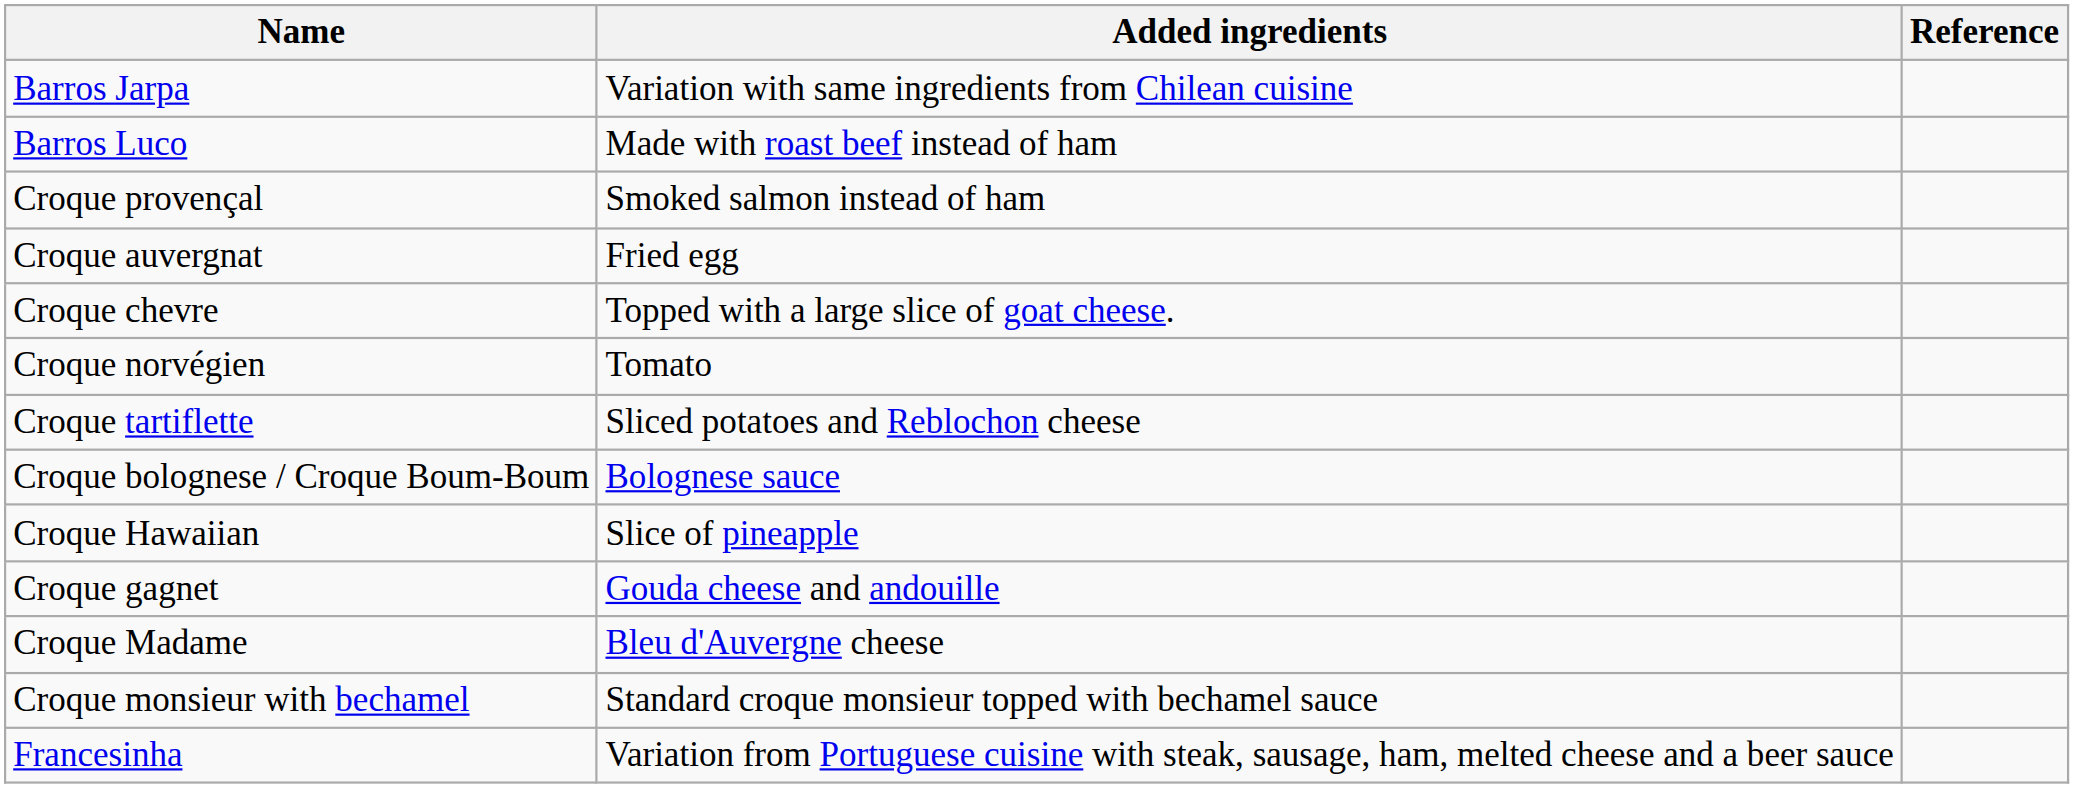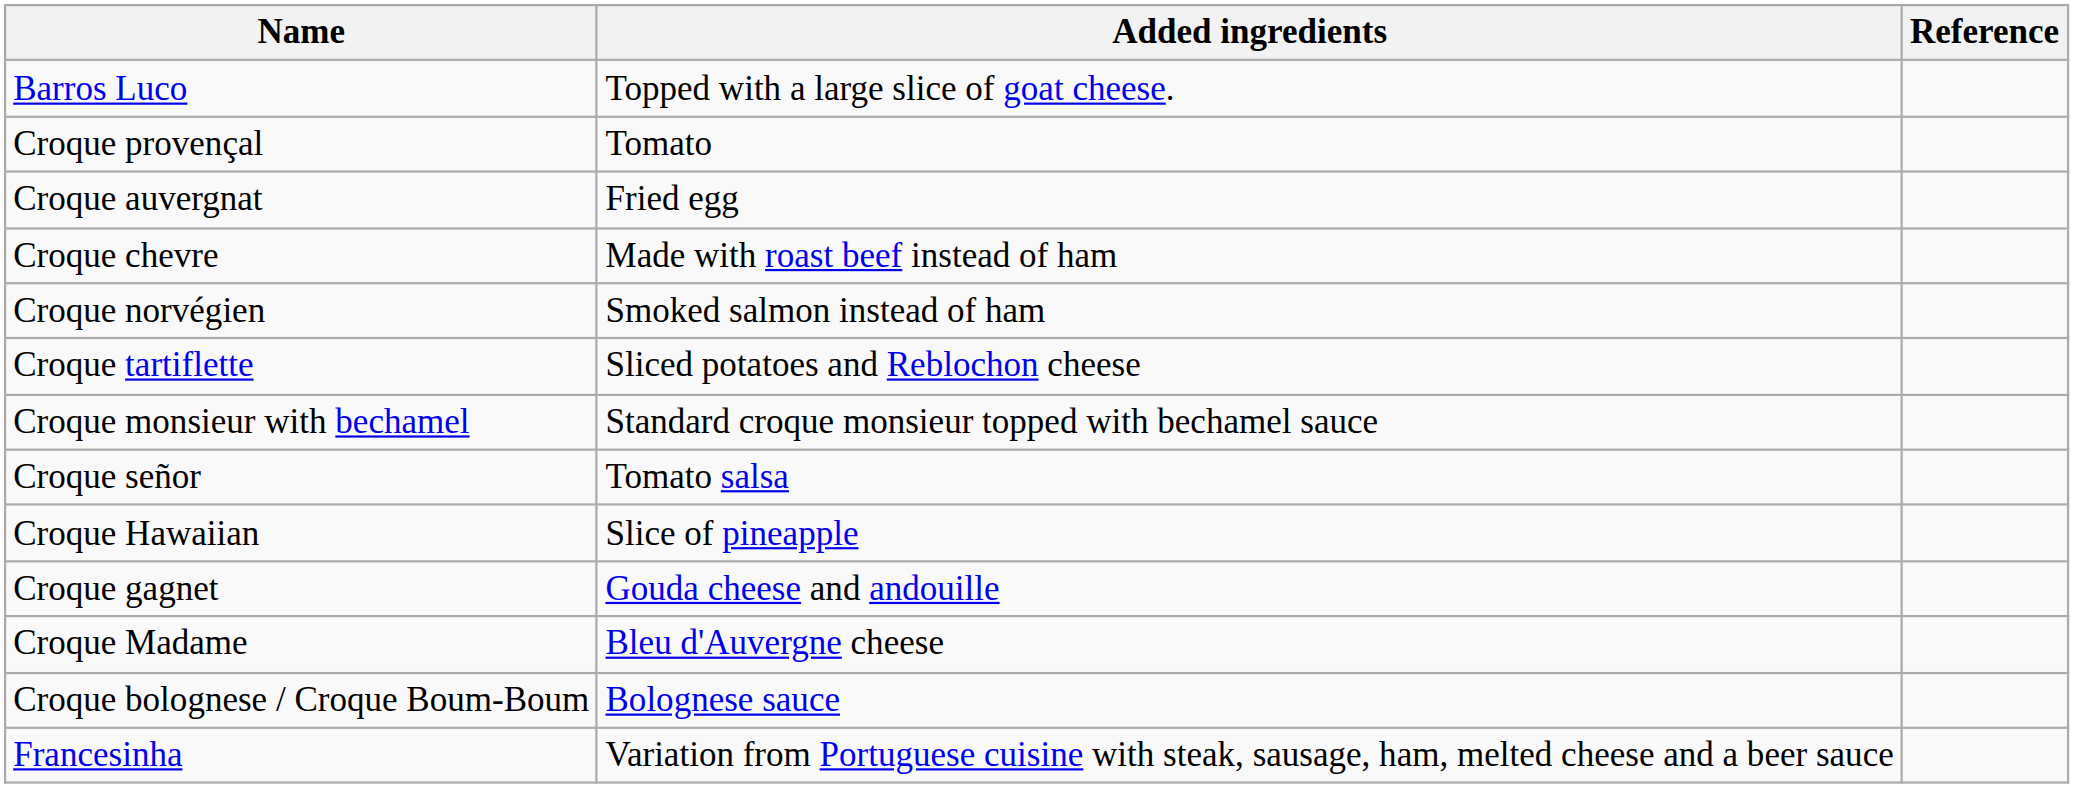- row: (101, 87)
(861, 143) Made with roast beef instead of ham -> (890, 87) Topped with a large slice of goat cheese.
(825, 198) Smoked salmon instead of ham -> (659, 143) Tomato
(890, 310) Topped with a large slice of goat cheese. -> (861, 254) Made with roast beef instead of ham
(659, 365) Tomato -> (825, 310) Smoked salmon instead of ham
rows swapped: (301, 476) <-> (241, 699)
+ row: (107, 476)
